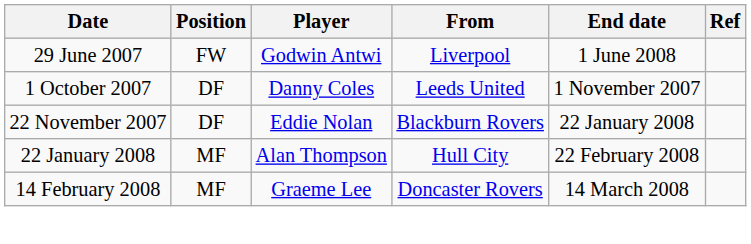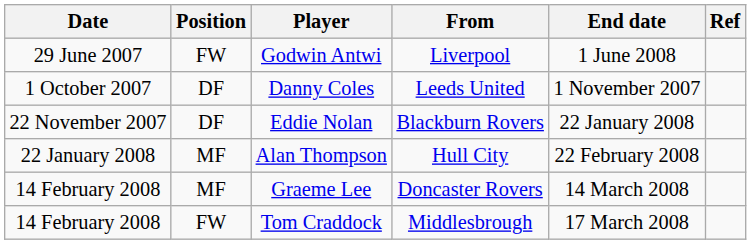+ row: (321, 222)
